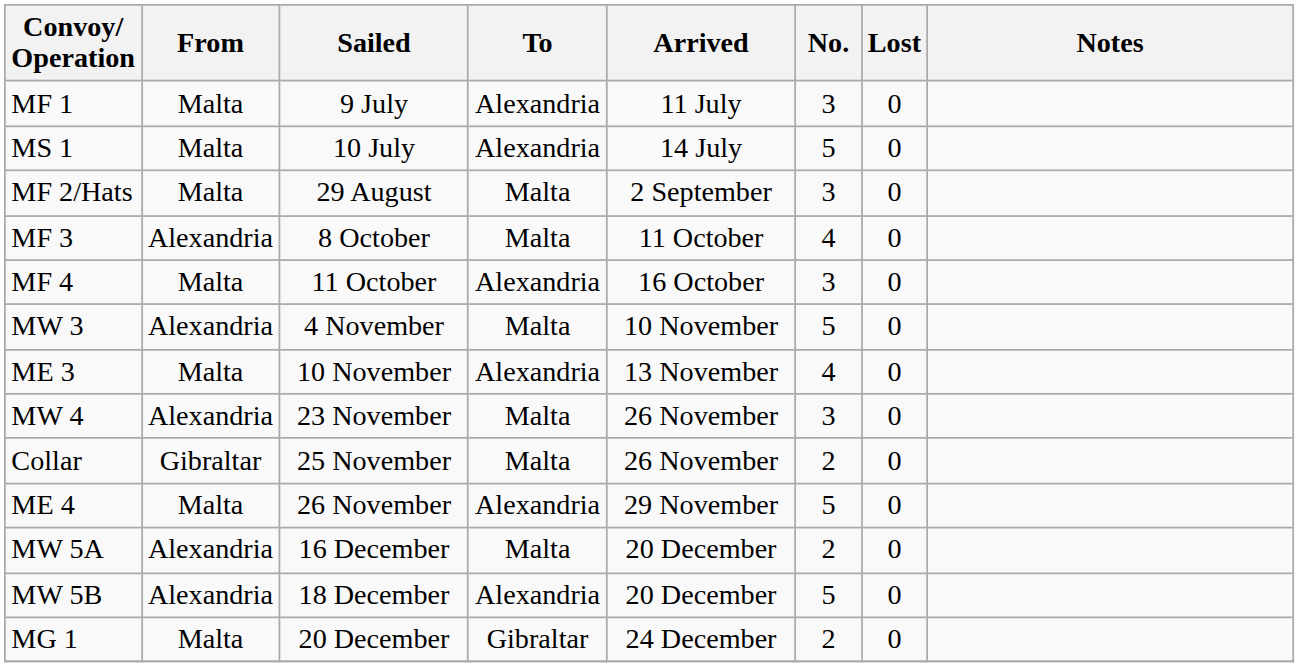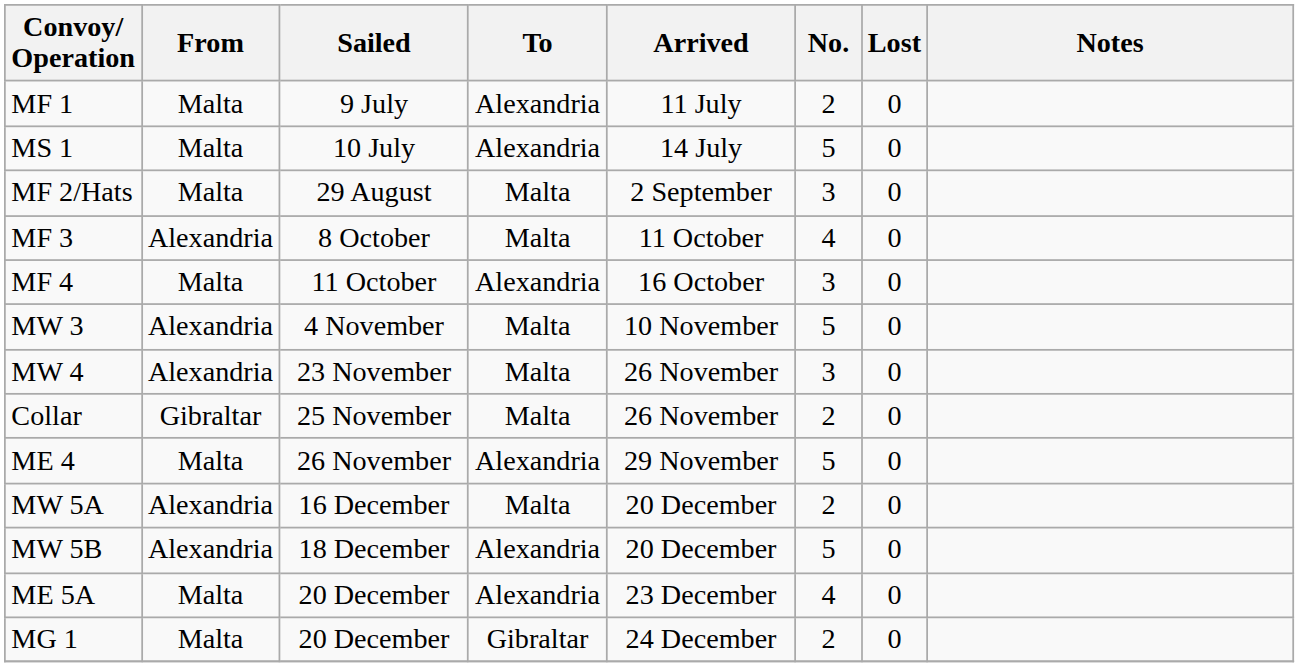(828, 103) 3 -> (828, 103) 2
- row: (43, 371)
+ row: (53, 594)
